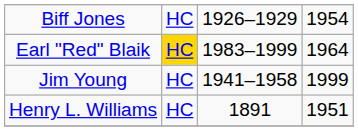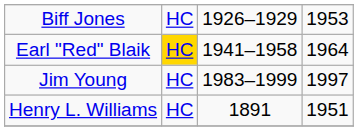(327, 19) 1954 -> (327, 19) 1953
(250, 49) 1983–1999 -> (250, 49) 1941–1958
(250, 79) 1941–1958 -> (250, 79) 1983–1999
(327, 79) 1999 -> (327, 79) 1997
